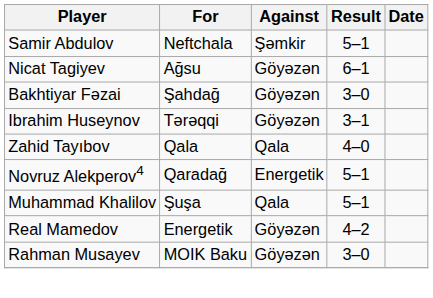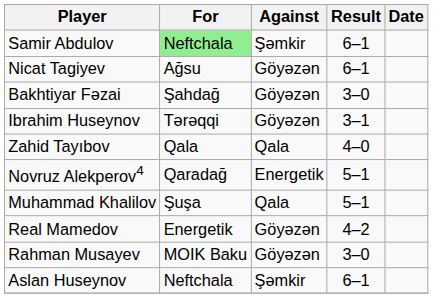(198, 43) no background -> (198, 43) lightgreen background
(356, 43) 5–1 -> (356, 43) 6–1
+ row: (67, 280)
